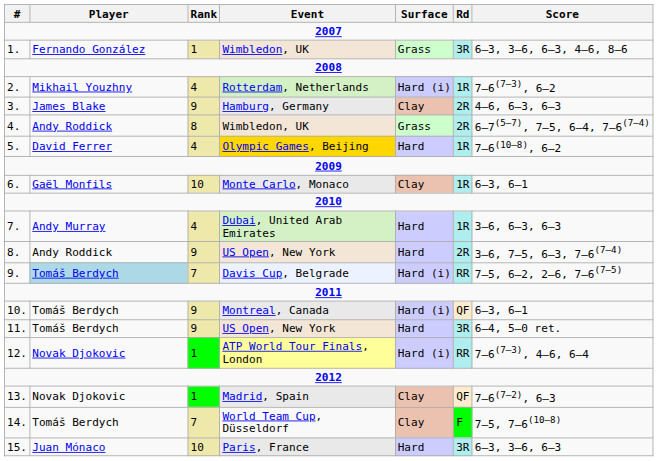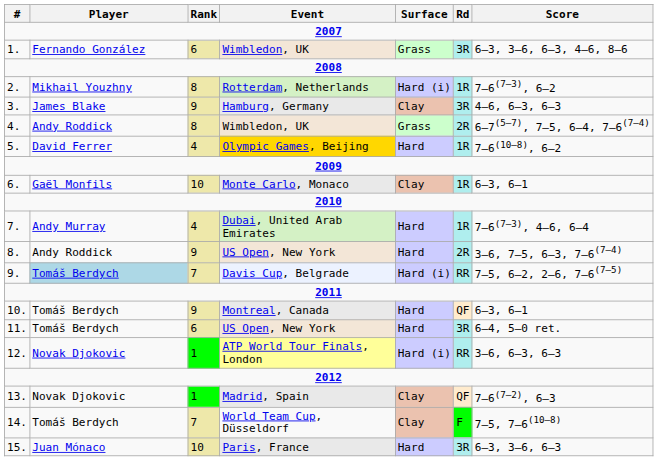(194, 49) 1 -> (194, 49) 6
(194, 87) 4 -> (194, 87) 8
(463, 106) 2R -> (463, 106) 3R
(518, 226) 3–6, 6–3, 6–3 -> (532, 226) 7–6(7–3), 4–6, 6–4
(424, 310) Hard (i) -> (411, 310) Hard
(194, 328) 9 -> (194, 328) 6
(532, 353) 7–6(7–3), 4–6, 6–4 -> (518, 353) 3–6, 6–3, 6–3
